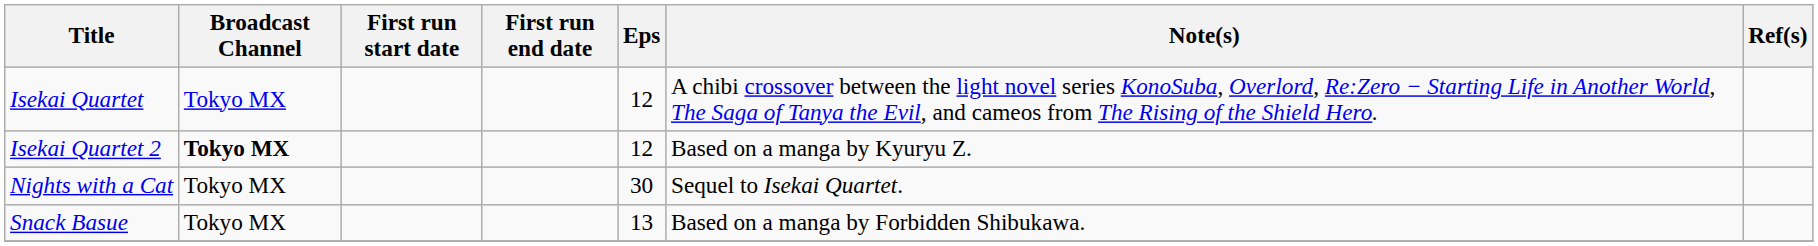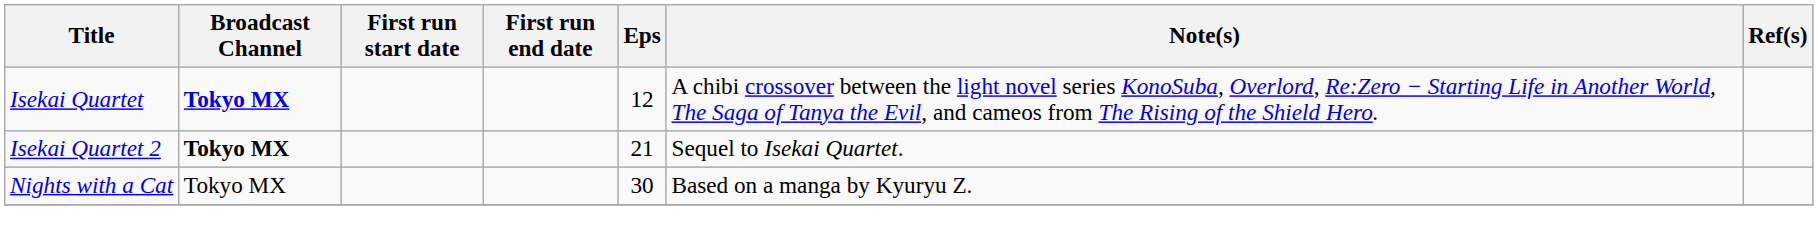(235, 98) normal -> (237, 98) bold
(642, 148) 12 -> (642, 148) 21
(821, 148) Based on a manga by Kyuryu Z. -> (787, 148) Sequel to Isekai Quartet.
(787, 185) Sequel to Isekai Quartet. -> (822, 185) Based on a manga by Kyuryu Z.
- row: (69, 222)
